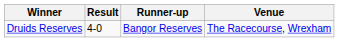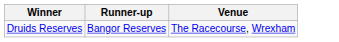- column: (103, 12)
